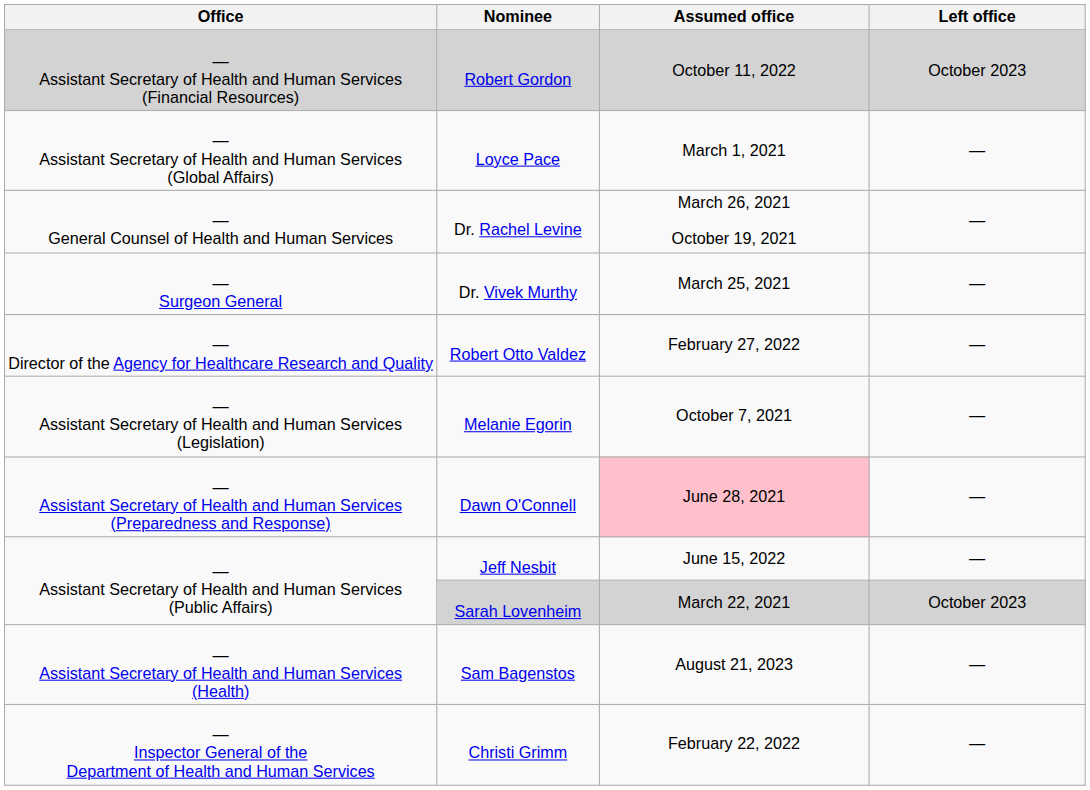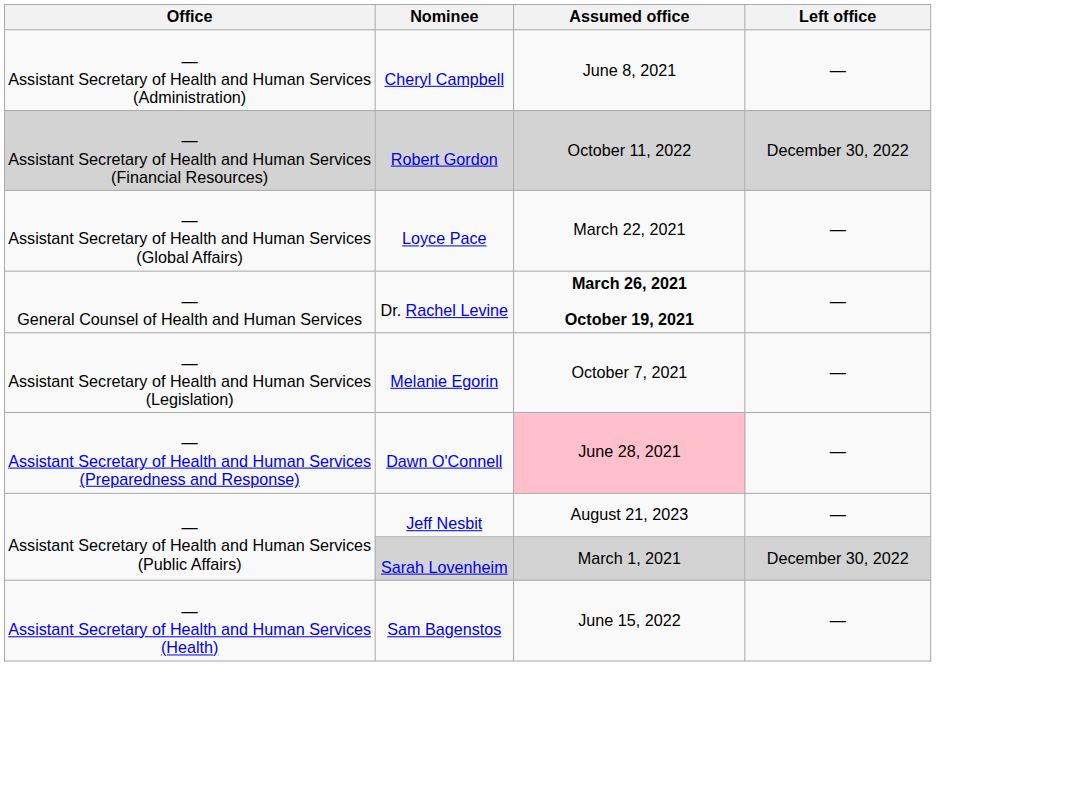+ row: (444, 79)
(977, 70) October 2023 -> (838, 150) December 30, 2022
(734, 150) March 1, 2021 -> (629, 230) March 22, 2021
(734, 221) normal -> (629, 301) bold
- row: (518, 292)
- row: (518, 354)
(734, 558) June 15, 2022 -> (629, 514) August 21, 2023
(734, 602) March 22, 2021 -> (629, 558) March 1, 2021
(977, 602) October 2023 -> (838, 558) December 30, 2022
(734, 664) August 21, 2023 -> (629, 620) June 15, 2022
- row: (518, 753)
